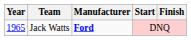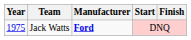(16, 28) 1965 -> (16, 28) 1975
